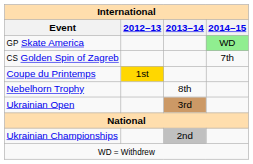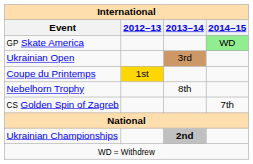rows swapped: (63, 58) <-> (40, 105)
(185, 136) normal -> (185, 136) bold
